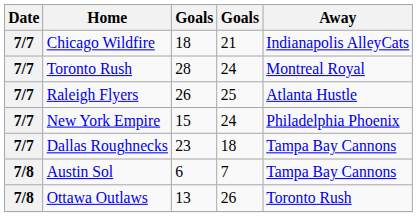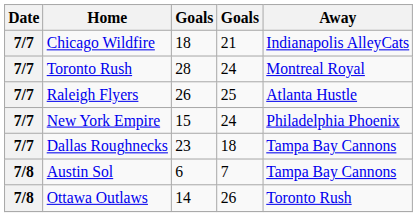(183, 198) 13 -> (183, 198) 14
